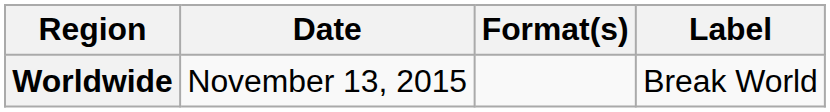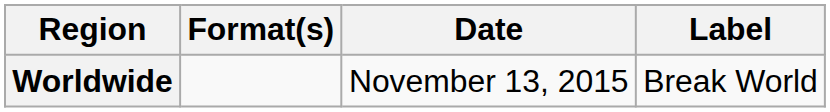columns swapped: (327, 29) <-> (555, 29)
